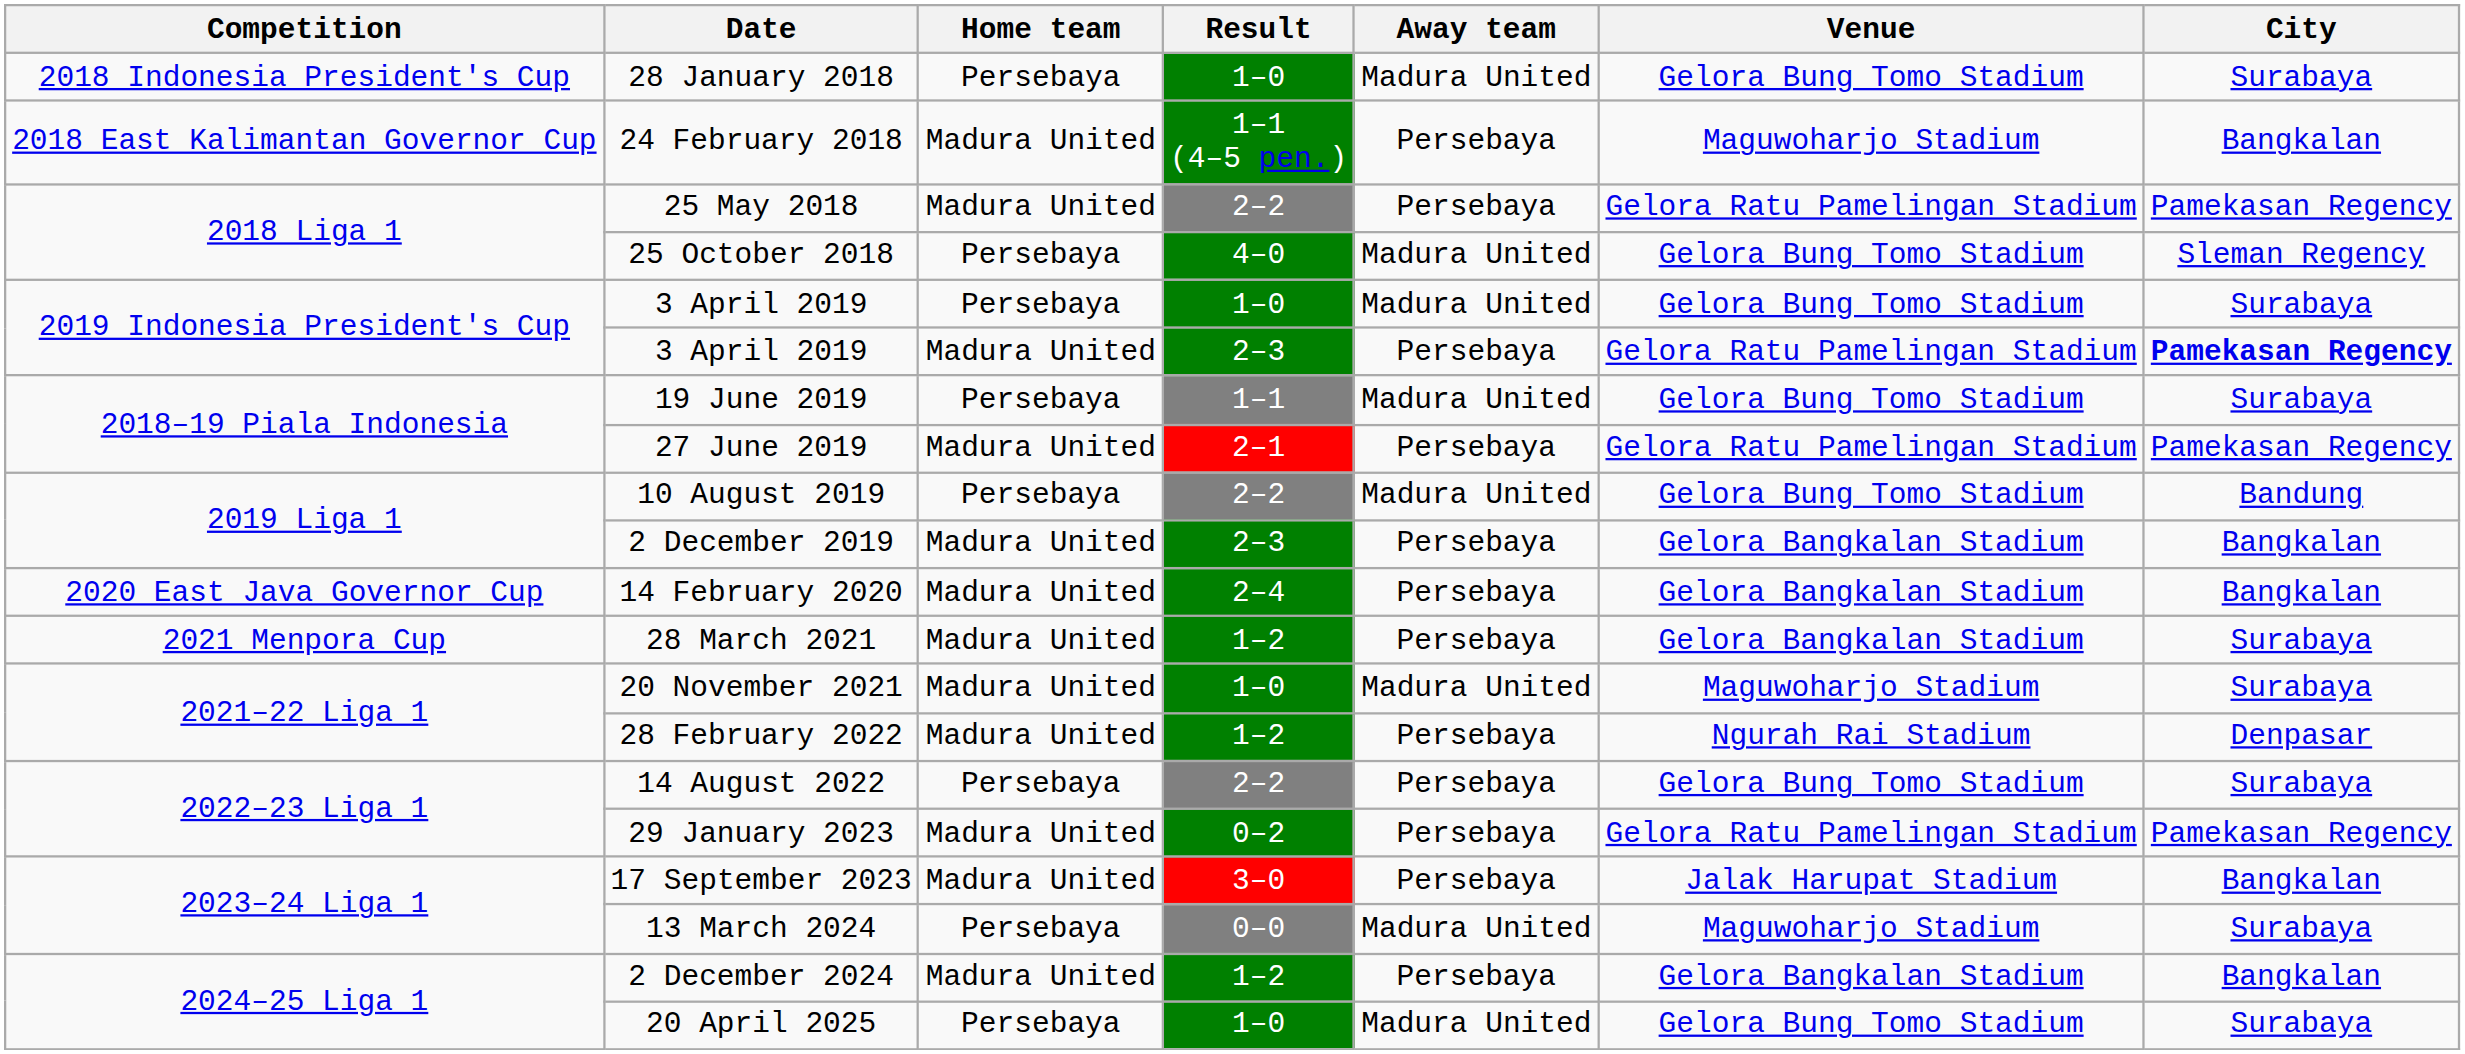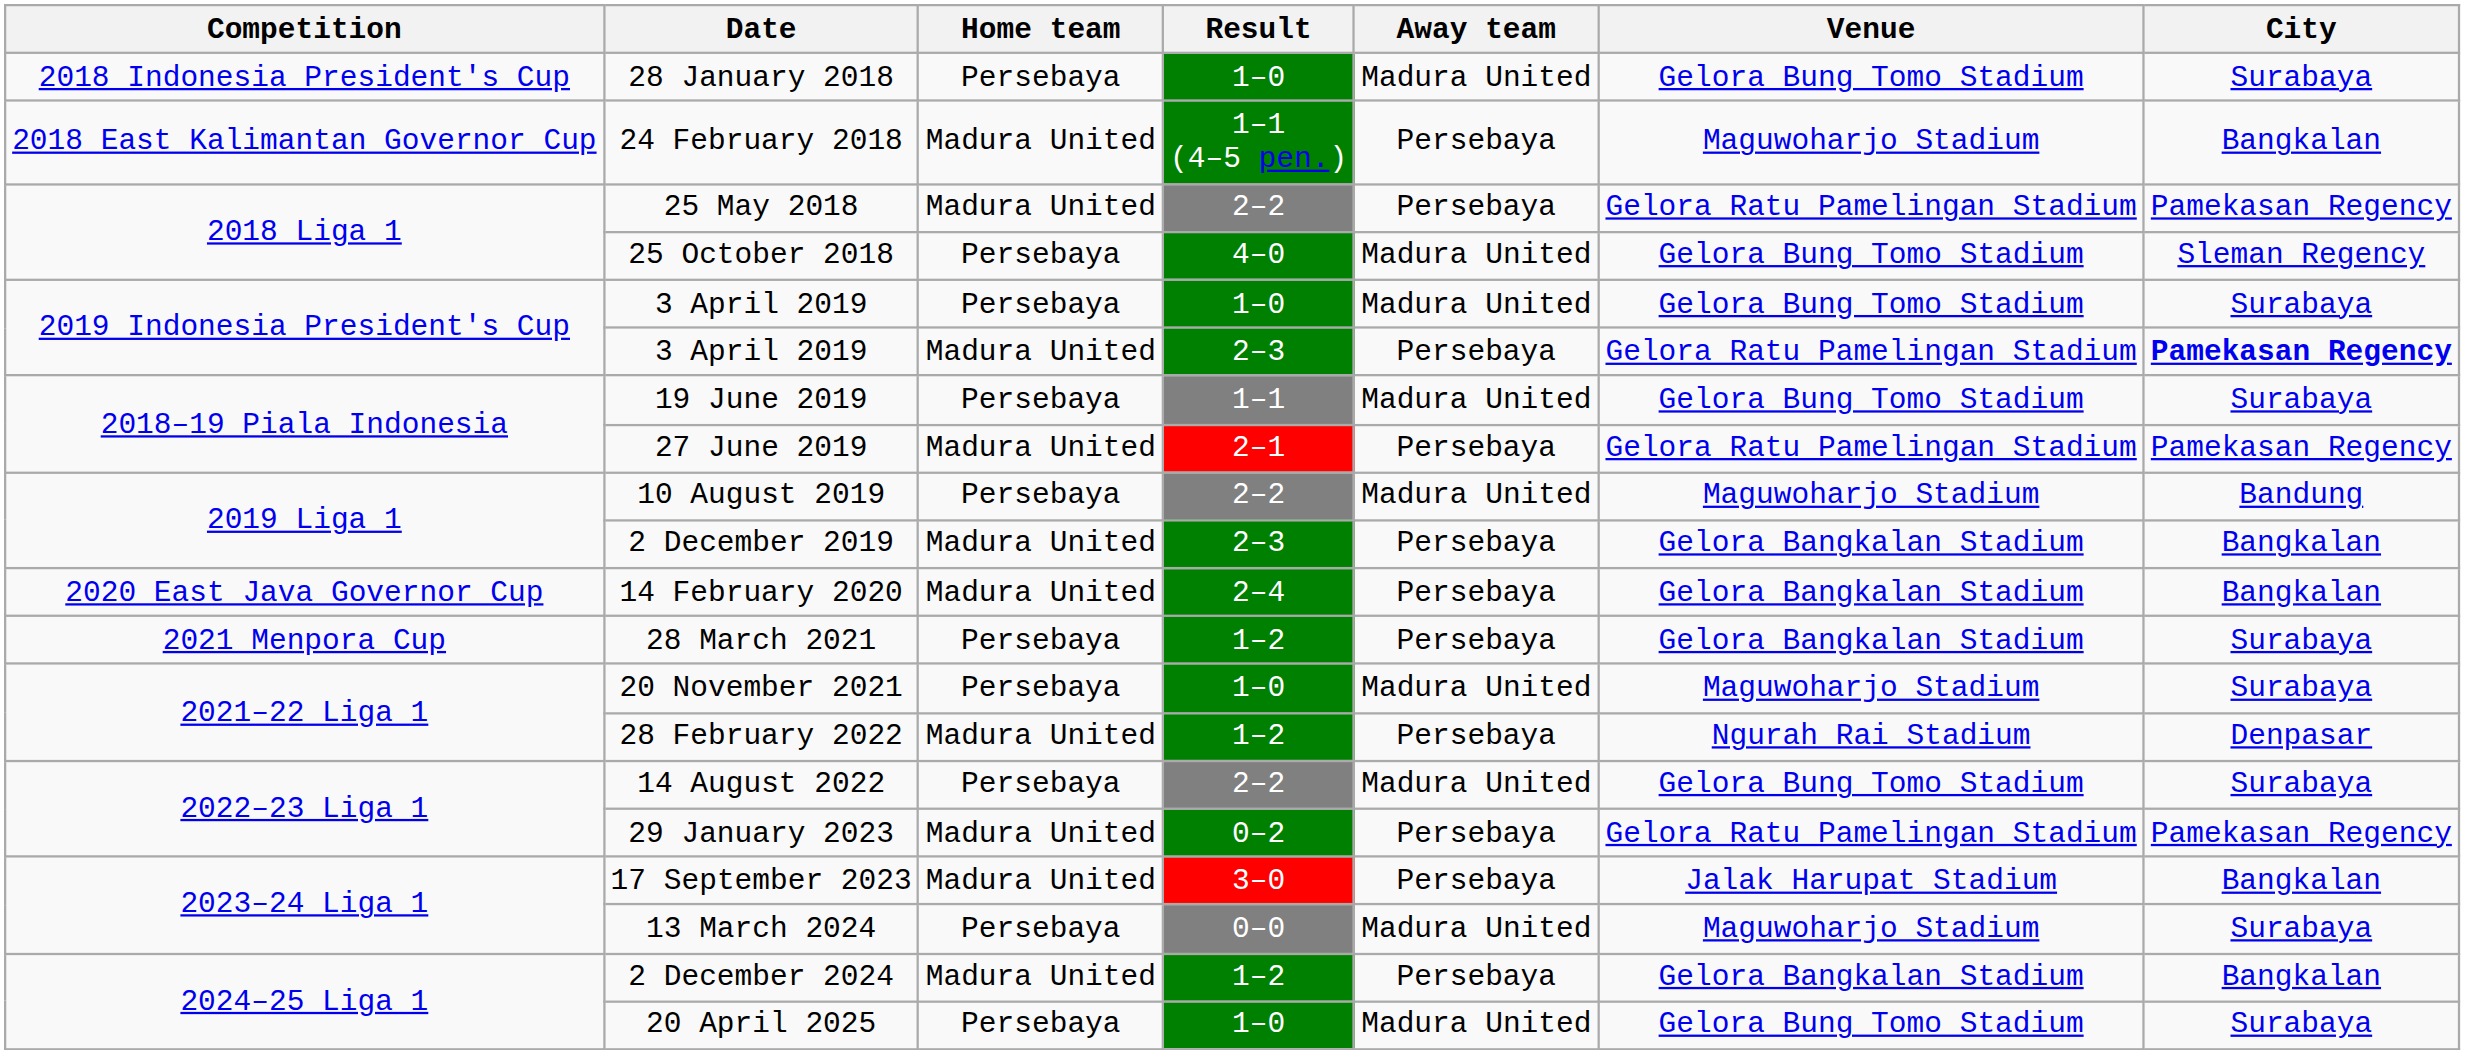(1871, 496) Gelora Bung Tomo Stadium -> (1871, 496) Maguwoharjo Stadium
(1041, 640) Madura United -> (1041, 640) Persebaya
(1041, 688) Madura United -> (1041, 688) Persebaya
(1476, 785) Persebaya -> (1476, 785) Madura United
